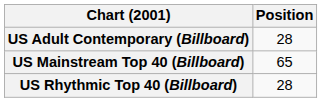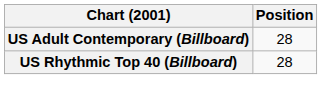- row: (128, 62)
